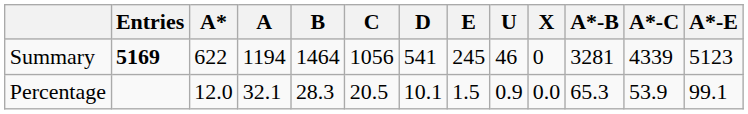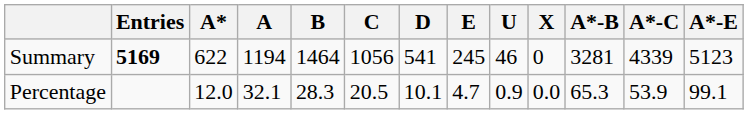(466, 91) 1.5 -> (466, 91) 4.7
